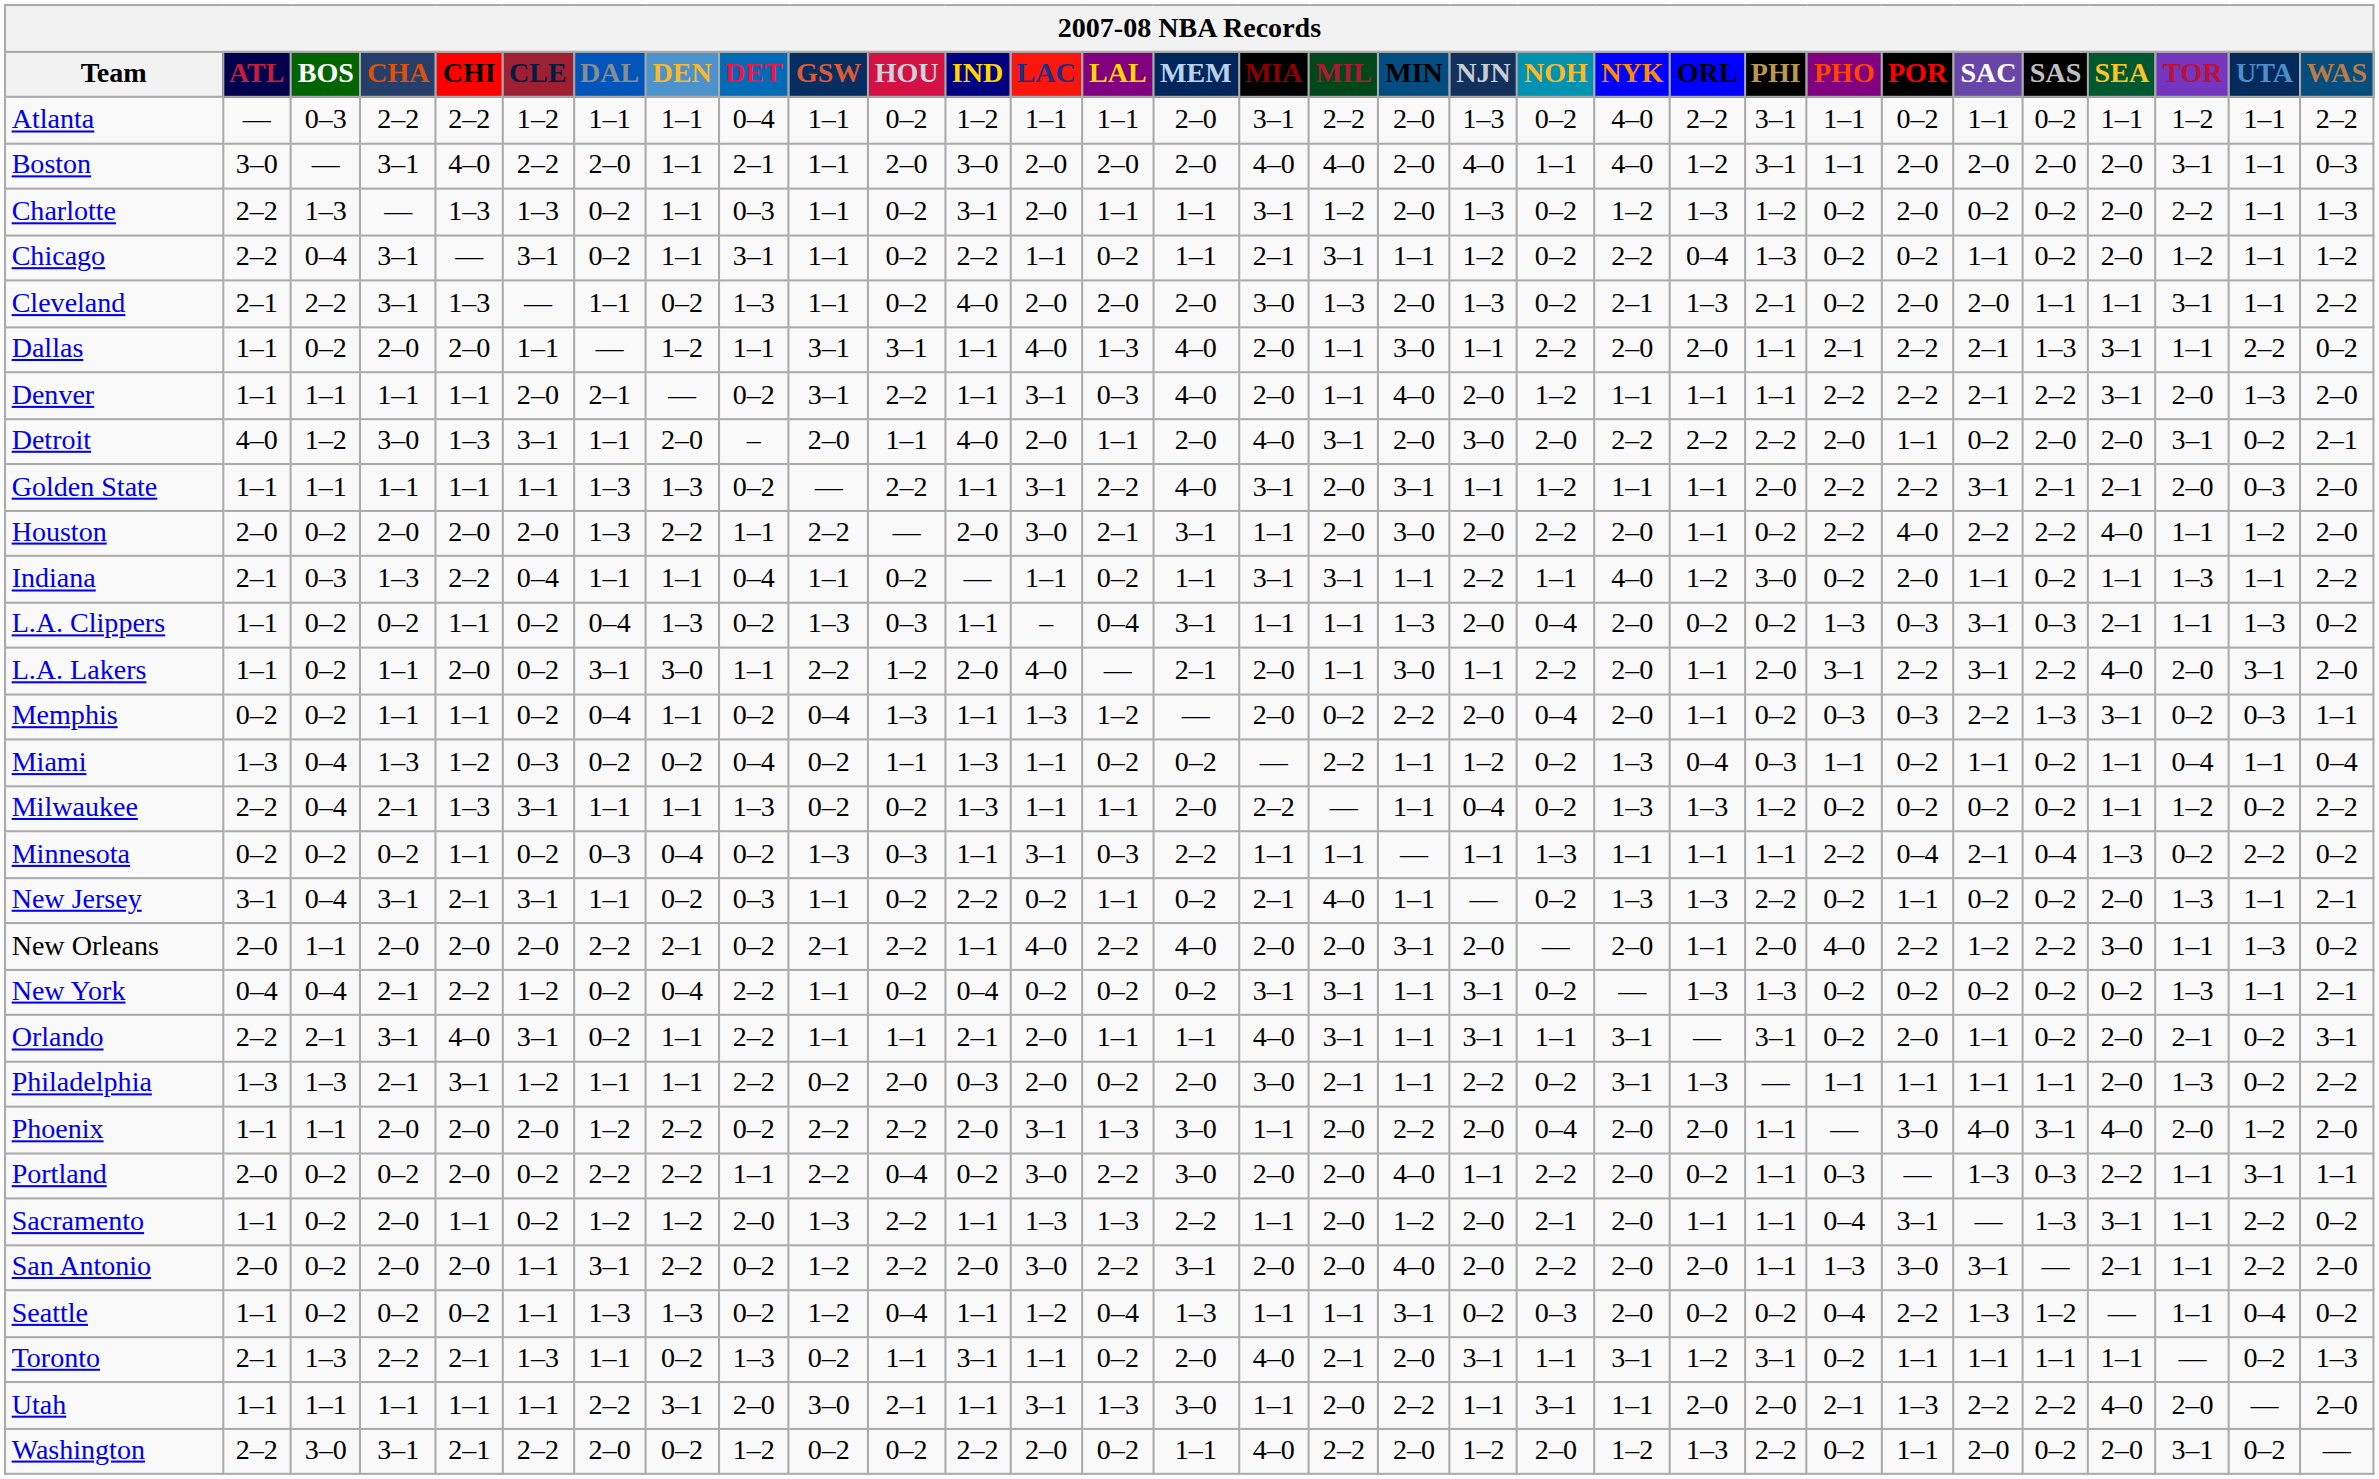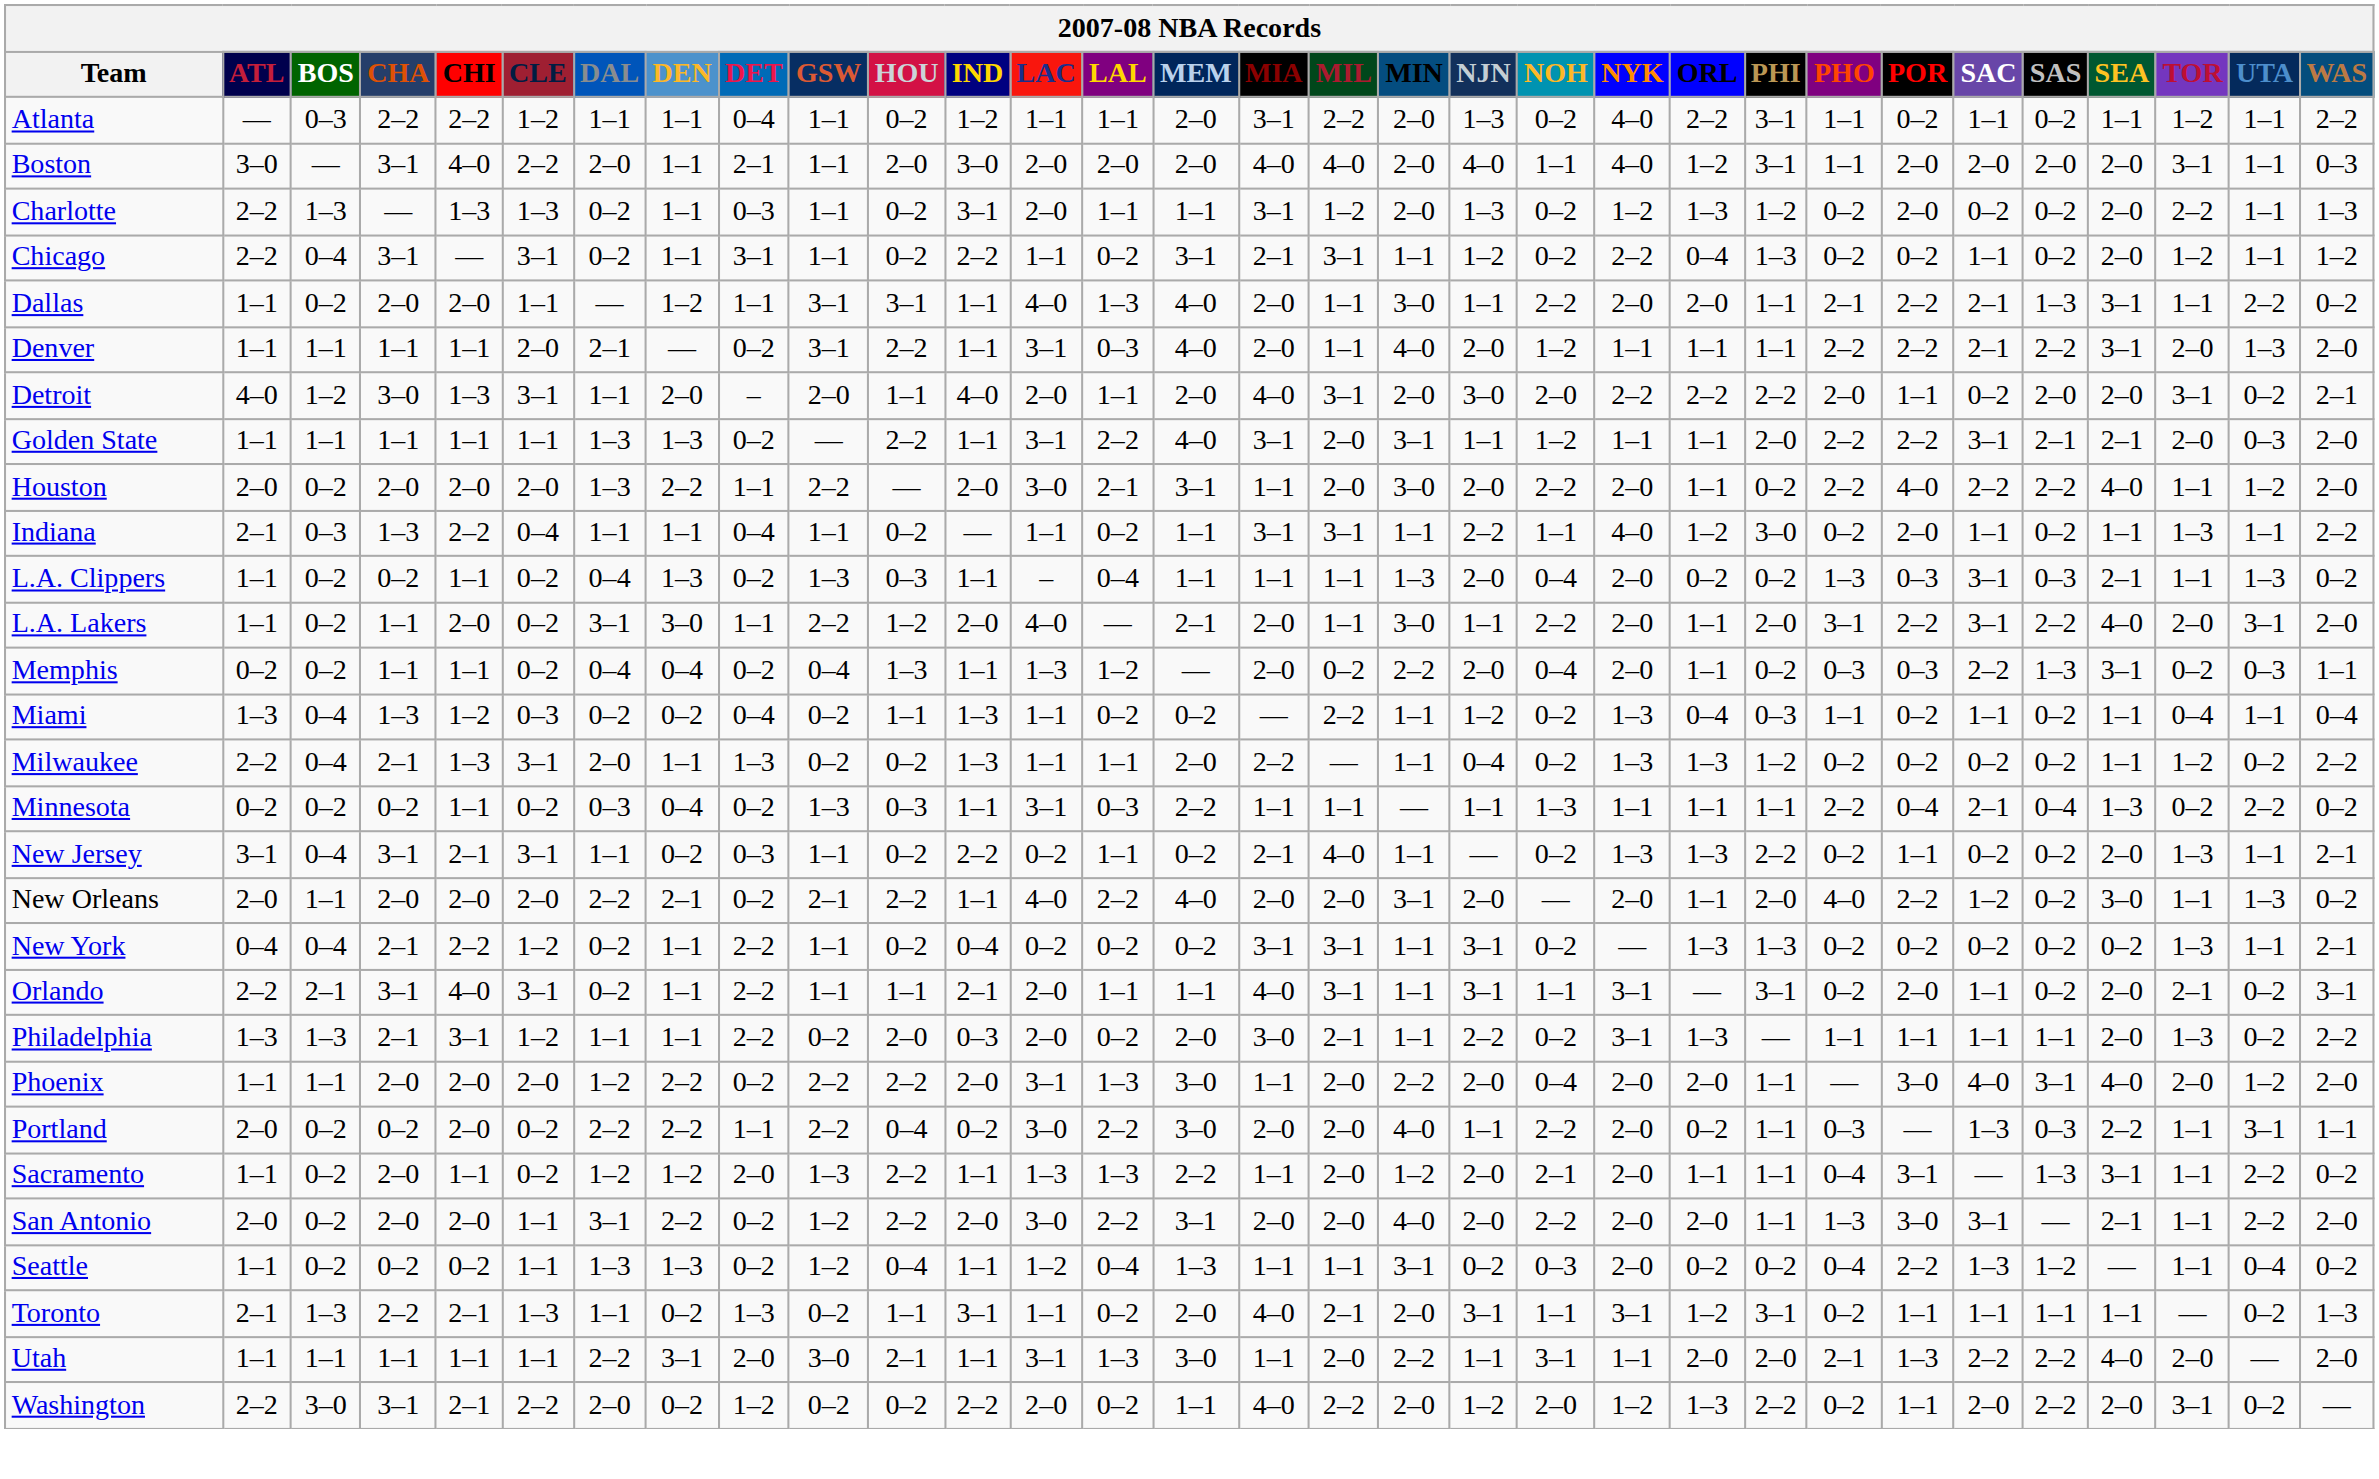(1196, 256) 1–1 -> (1196, 256) 3–1
- row: (69, 302)
(1196, 623) 3–1 -> (1196, 578) 1–1
(682, 715) 1–1 -> (682, 669) 0–4
(610, 807) 1–1 -> (610, 761) 2–0
(2056, 945) 2–2 -> (2056, 899) 0–2
(682, 991) 0–4 -> (682, 945) 1–1
(2056, 1450) 0–2 -> (2056, 1404) 2–2
